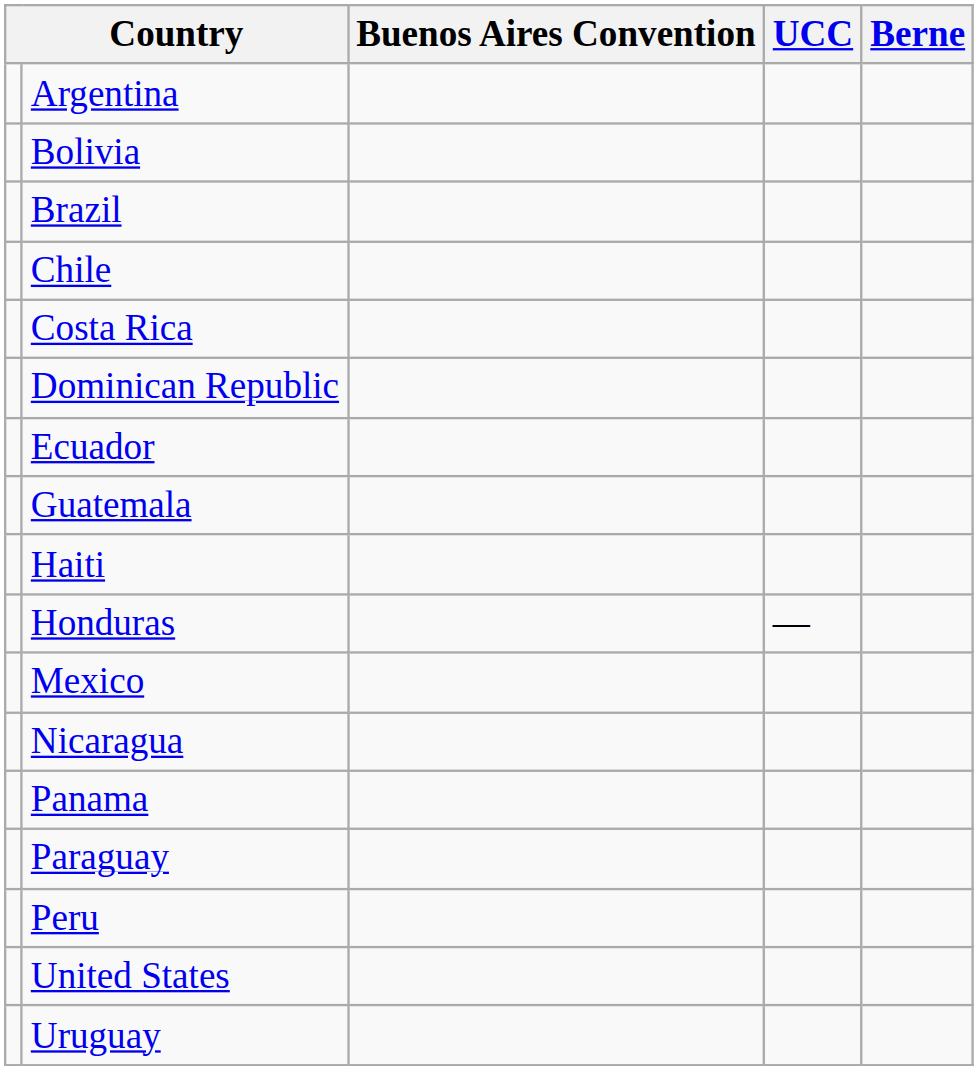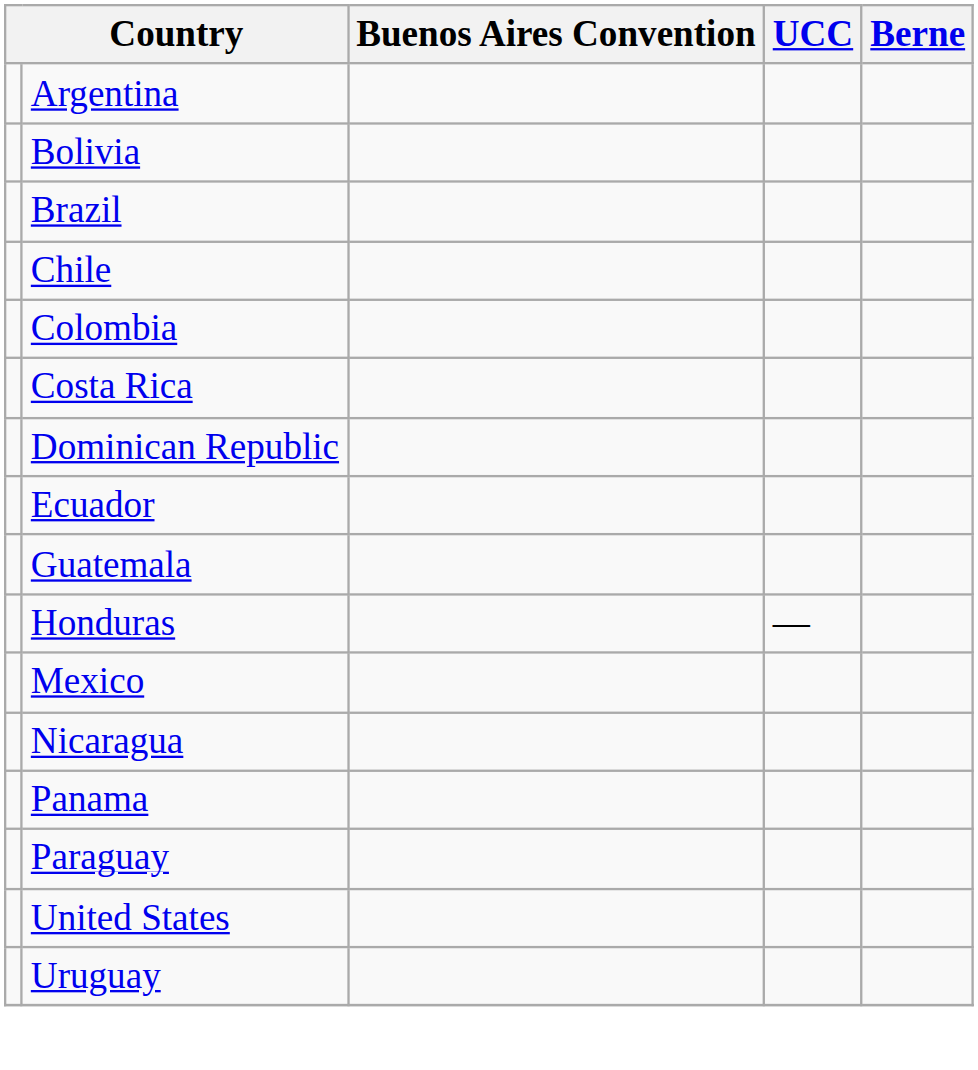+ row: (104, 328)
- row: (68, 563)
- row: (65, 916)
